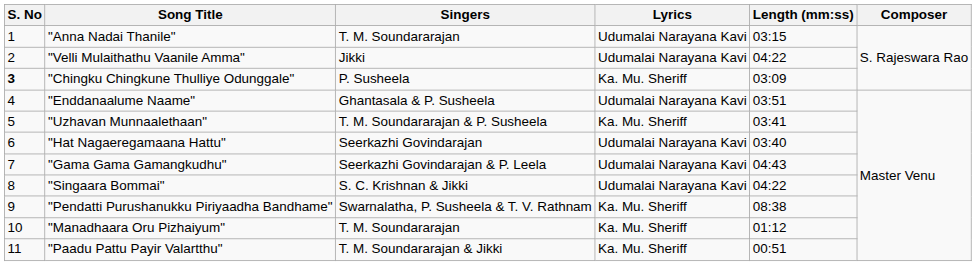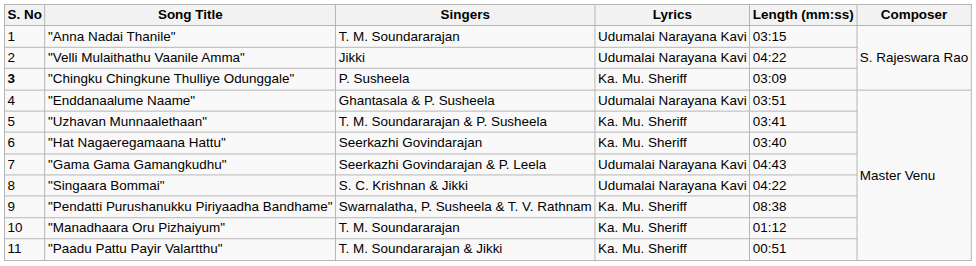(672, 143) Udumalai Narayana Kavi -> (642, 143) Ka. Mu. Sheriff
